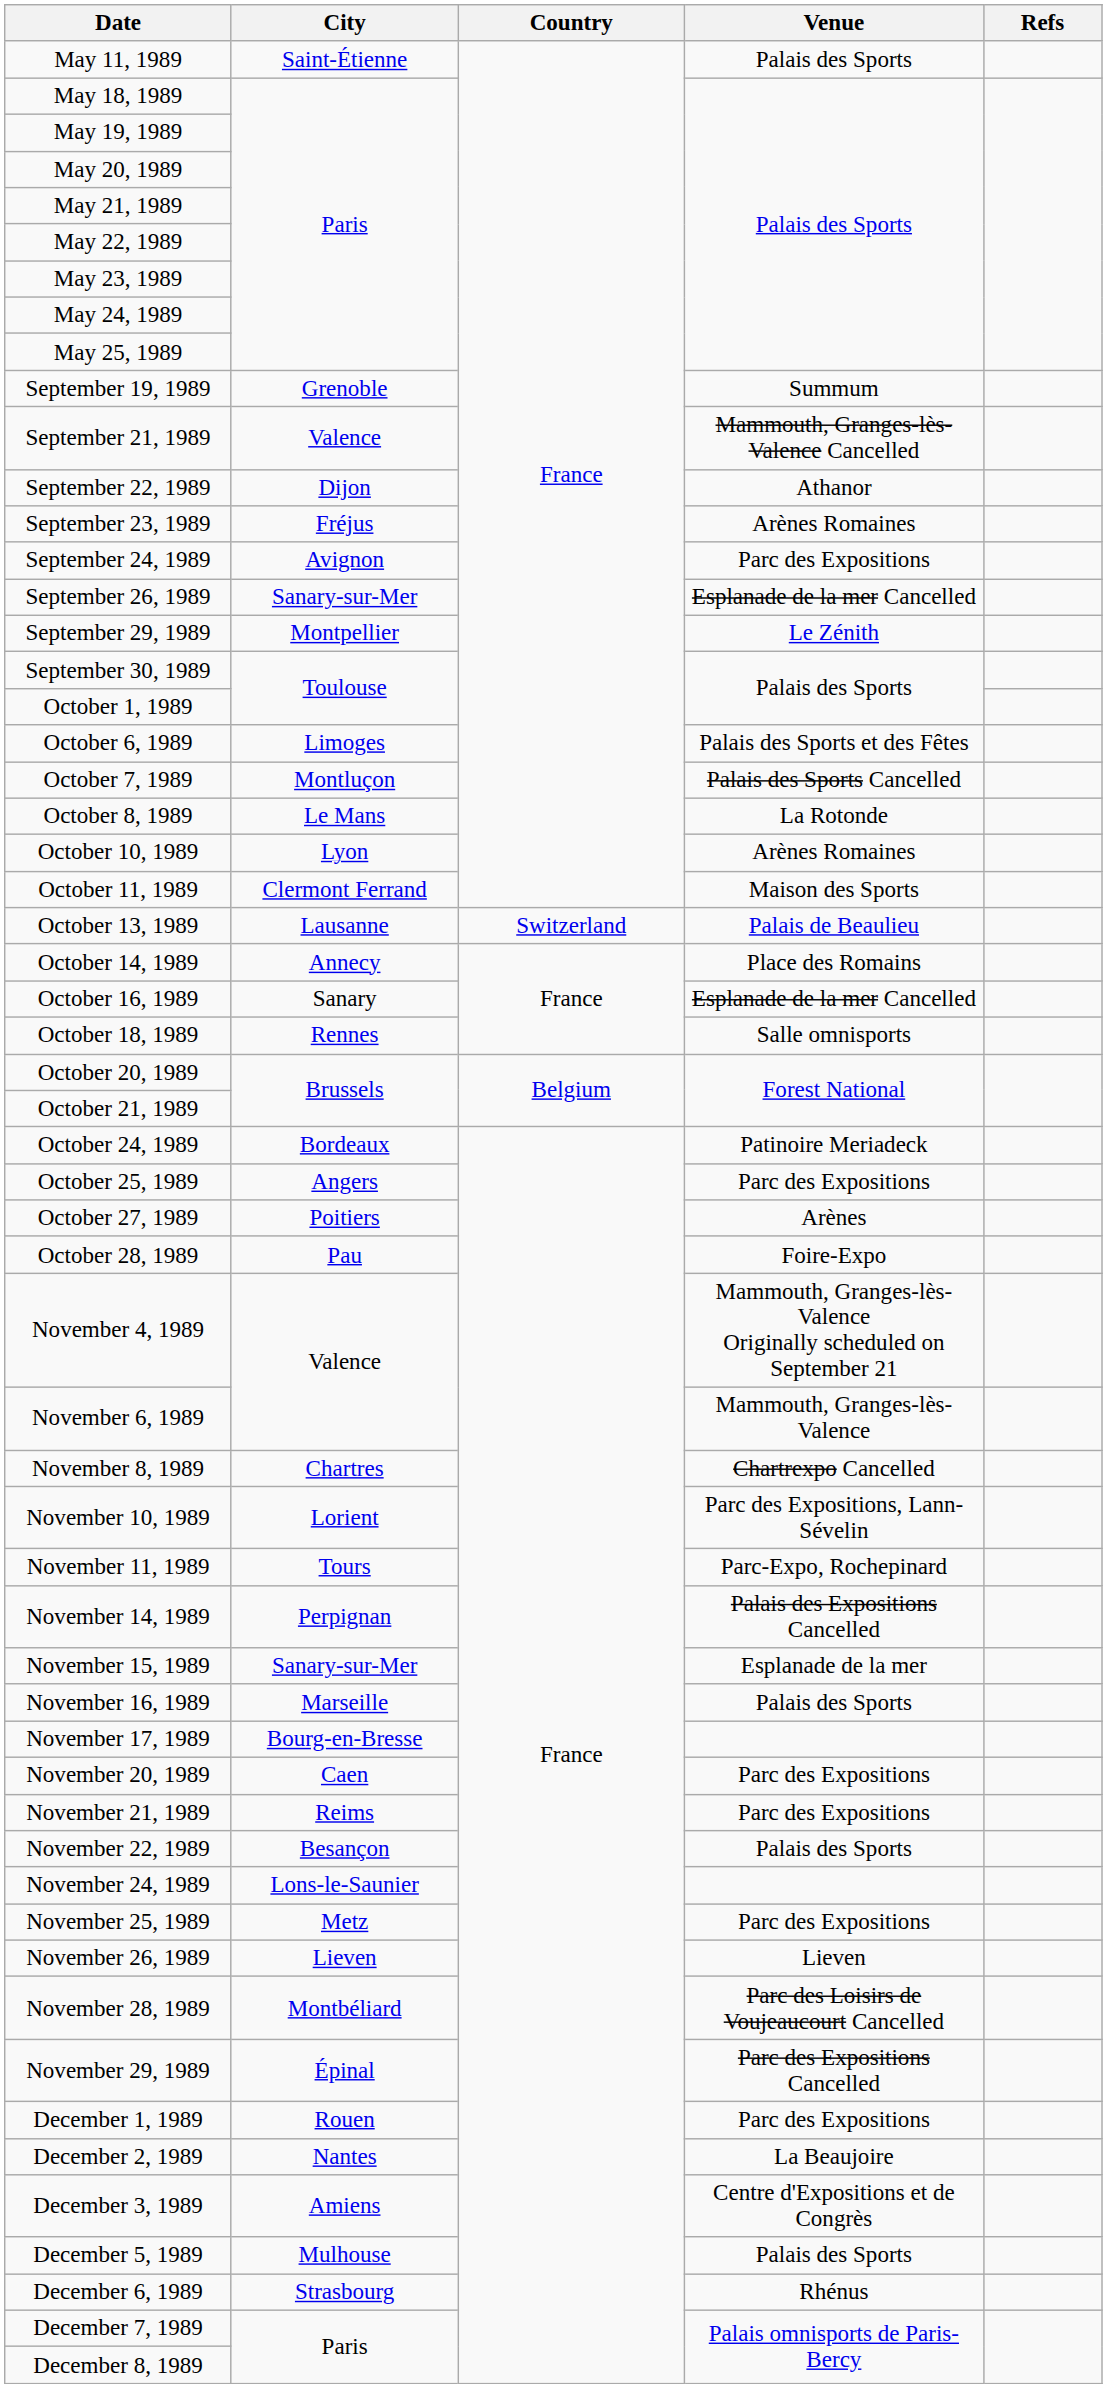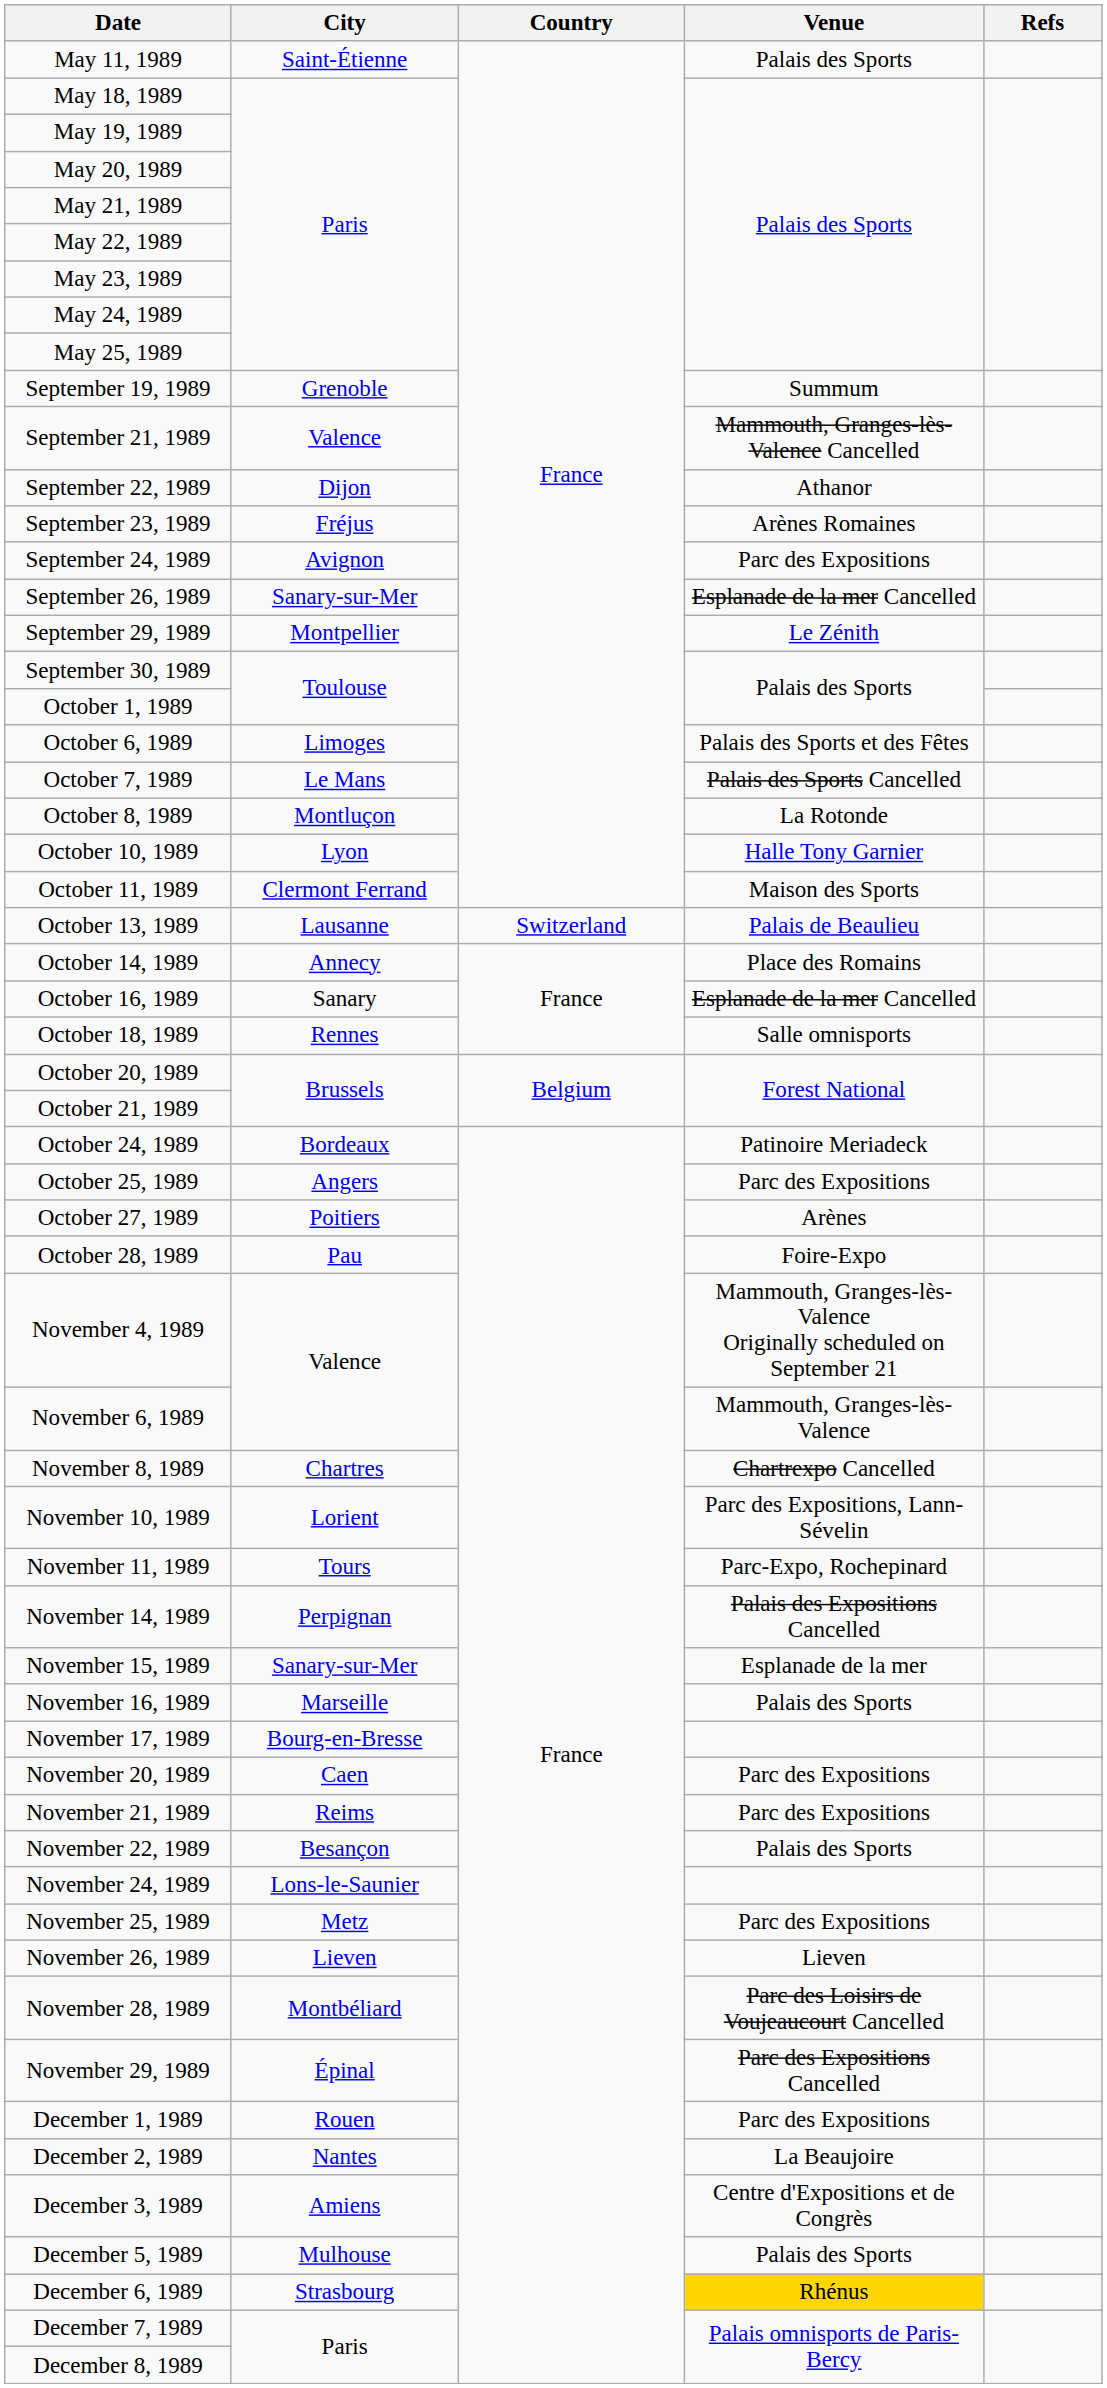(345, 779) Montluçon -> (345, 779) Le Mans
(345, 816) Le Mans -> (345, 816) Montluçon
(834, 852) Arènes Romaines -> (834, 852) Halle Tony Garnier
(834, 2291) no background -> (834, 2291) gold background
